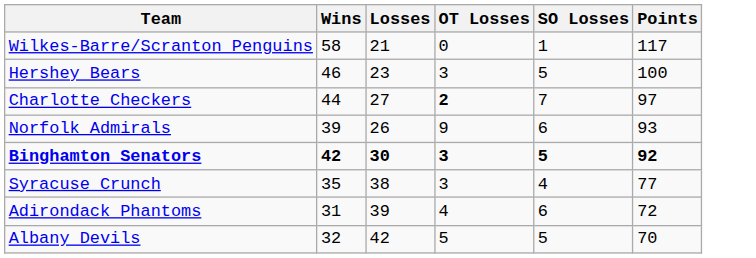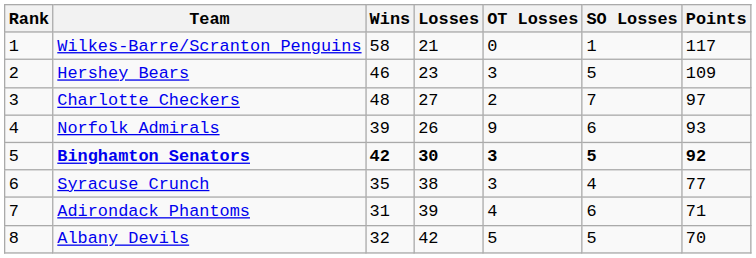+ column: (29, 18)
(652, 74) 100 -> (701, 74) 109
(331, 101) 44 -> (380, 101) 48
(444, 101) bold -> (492, 101) normal
(647, 211) 72 -> (696, 211) 71
